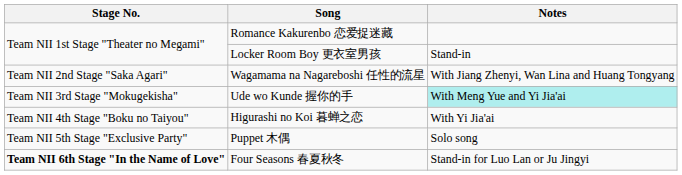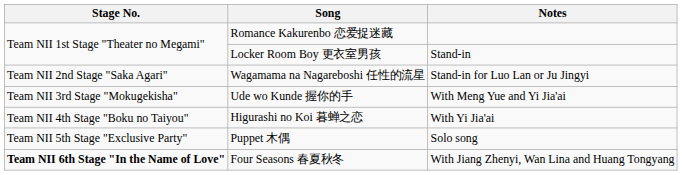(553, 75) With Jiang Zhenyi, Wan Lina and Huang Tongyang -> (510, 75) Stand-in for Luo Lan or Ju Jingyi
(498, 96) paleturquoise background -> (498, 96) no background
(510, 159) Stand-in for Luo Lan or Ju Jingyi -> (553, 159) With Jiang Zhenyi, Wan Lina and Huang Tongyang
